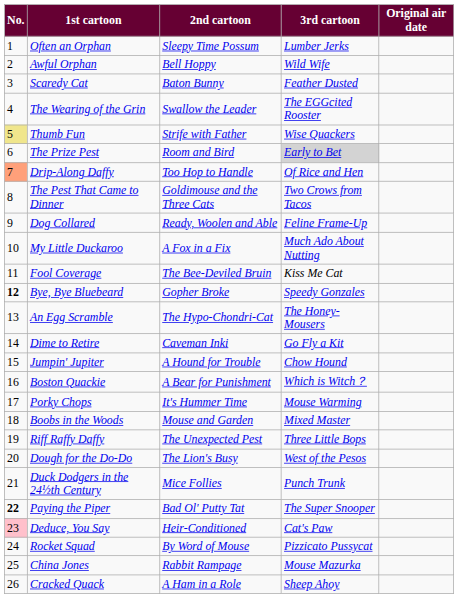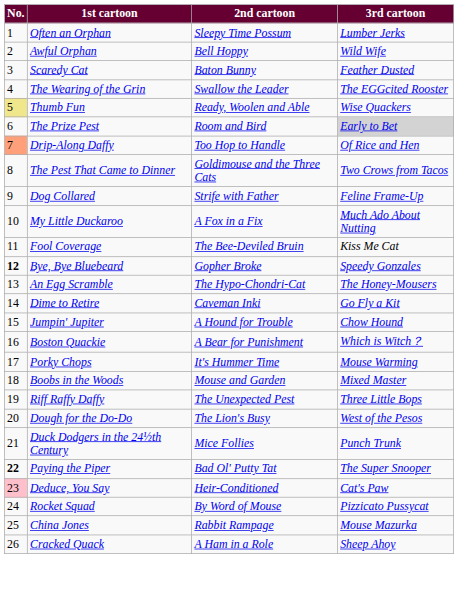- column: (416, 20)
(204, 134) Strife with Father -> (252, 107) Ready, Woolen and Able
(220, 222) Ready, Woolen and Able -> (237, 196) Strife with Father
